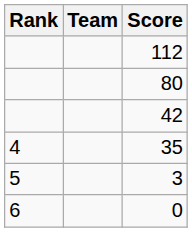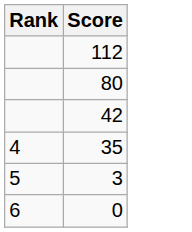- column: (93, 20)
